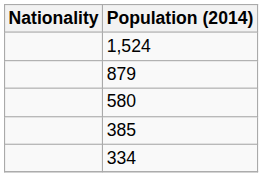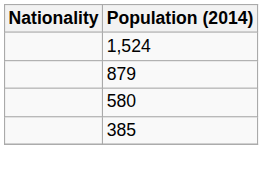- row: (121, 158)
